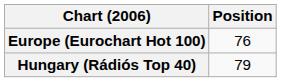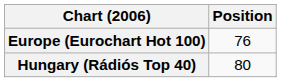(243, 64) 79 -> (243, 64) 80
